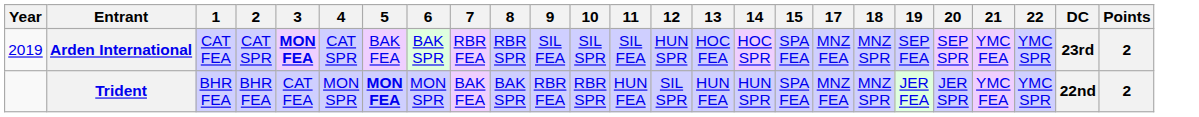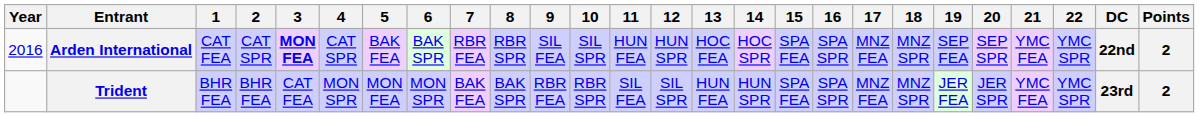+ column: (833, 16)
(25, 49) 2019 -> (25, 49) 2016
(631, 49) SIL FEA -> (631, 49) HUN FEA
(1078, 49) 23rd -> (1117, 49) 22nd
(385, 91) bold -> (385, 91) normal
(631, 91) HUN FEA -> (631, 91) SIL FEA
(1078, 91) 22nd -> (1117, 91) 23rd
